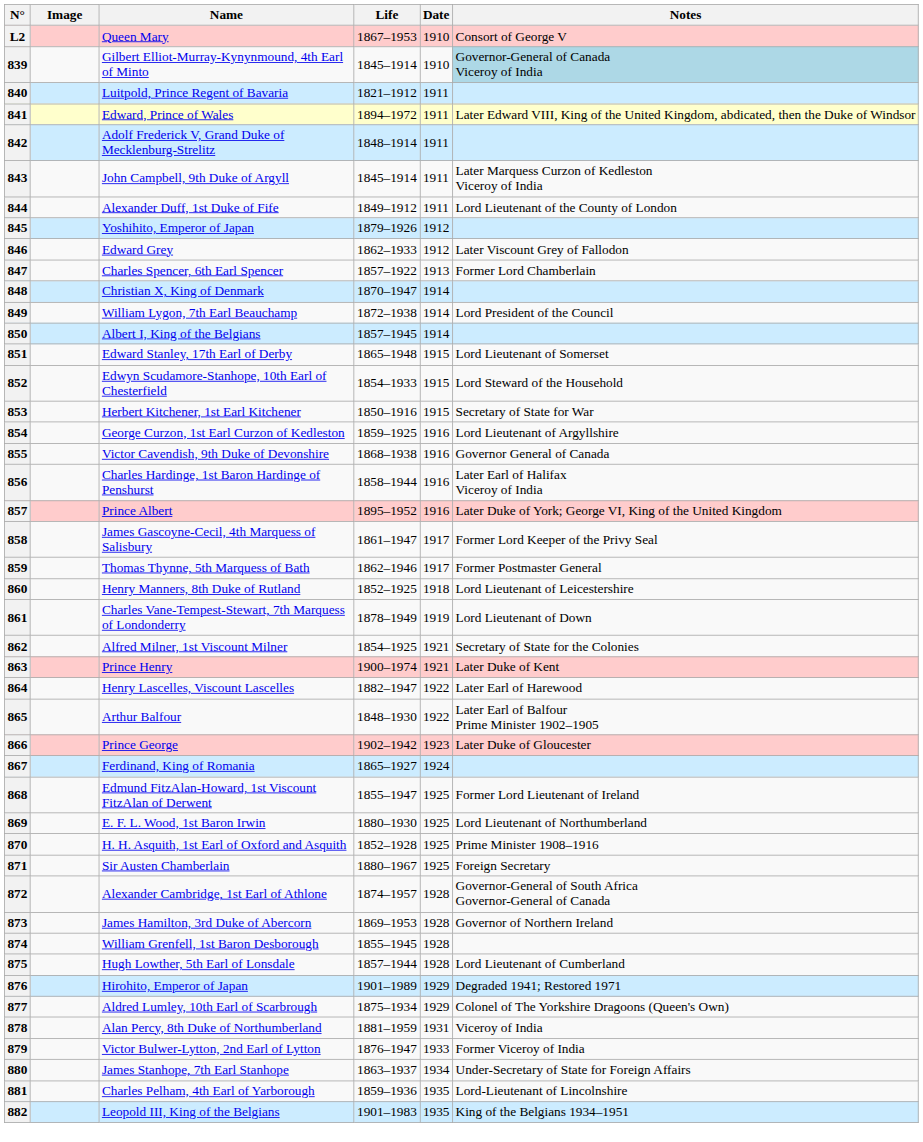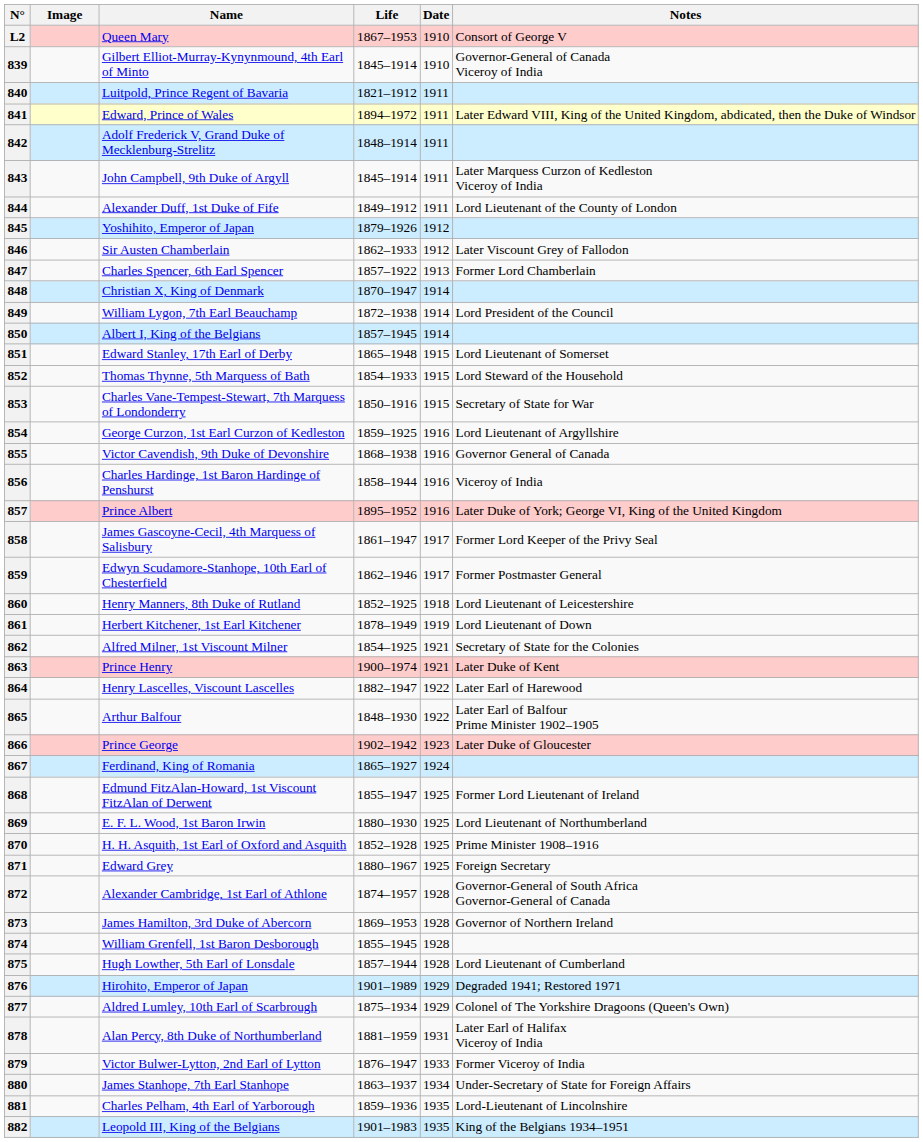(533, 64) lightblue background -> (533, 64) no background
(137, 249) Edward Grey -> (166, 249) Sir Austen Chamberlain
(214, 383) Edwyn Scudamore-Stanhope, 10th Earl of Chesterfield -> (206, 375) Thomas Thynne, 5th Marquess of Bath
(201, 411) Herbert Kitchener, 1st Earl Kitchener -> (223, 404) Charles Vane-Tempest-Stewart, 7th Marquess of Londonderry
(511, 482) Later Earl of Halifax Viceroy of India -> (499, 482) Viceroy of India
(206, 568) Thomas Thynne, 5th Marquess of Bath -> (214, 575) Edwyn Scudamore-Stanhope, 10th Earl of Chesterfield
(223, 617) Charles Vane-Tempest-Stewart, 7th Marquess of Londonderry -> (201, 625) Herbert Kitchener, 1st Earl Kitchener
(166, 865) Sir Austen Chamberlain -> (137, 865) Edward Grey
(499, 1027) Viceroy of India -> (511, 1035) Later Earl of Halifax Viceroy of India
